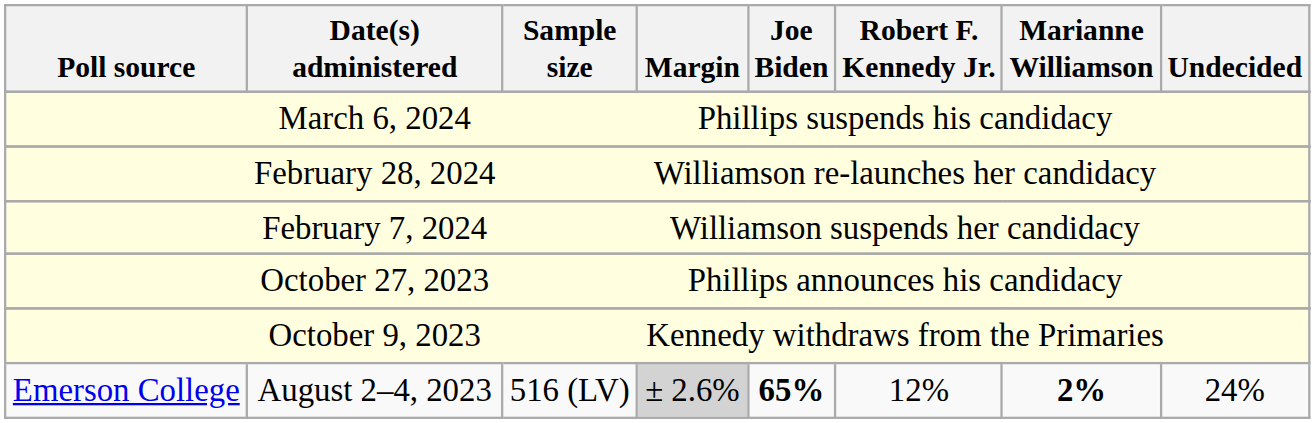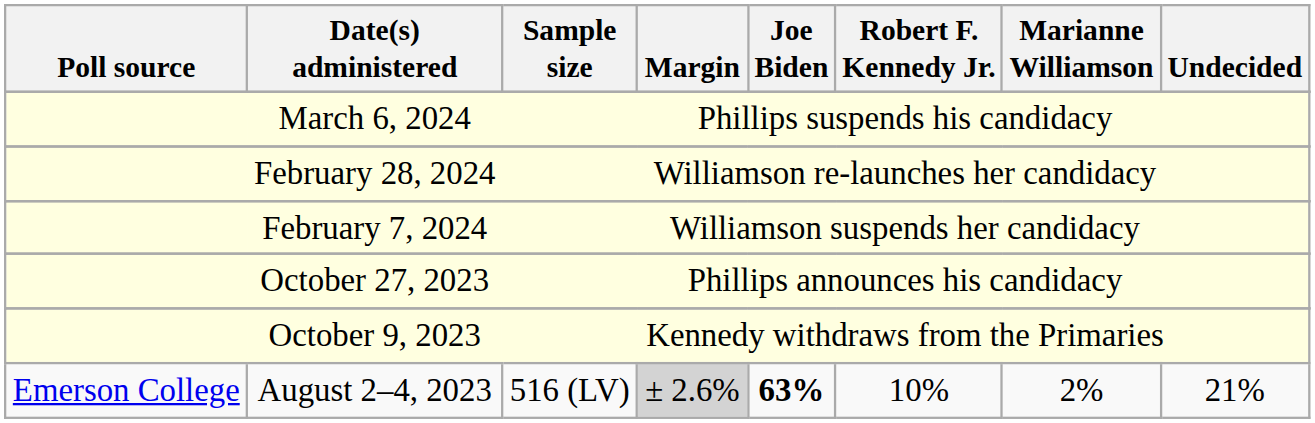(791, 389) 65% -> (791, 389) 63%
(919, 389) 12% -> (919, 389) 10%
(1082, 389) bold -> (1082, 389) normal
(1235, 389) 24% -> (1235, 389) 21%
